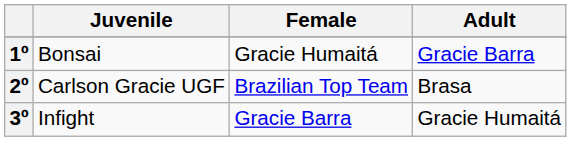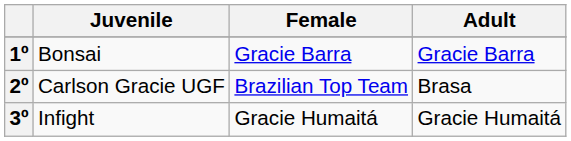(306, 53) Gracie Humaitá -> (293, 53) Gracie Barra
(293, 119) Gracie Barra -> (306, 119) Gracie Humaitá
